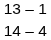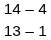rows swapped: (25, 9) <-> (25, 30)
